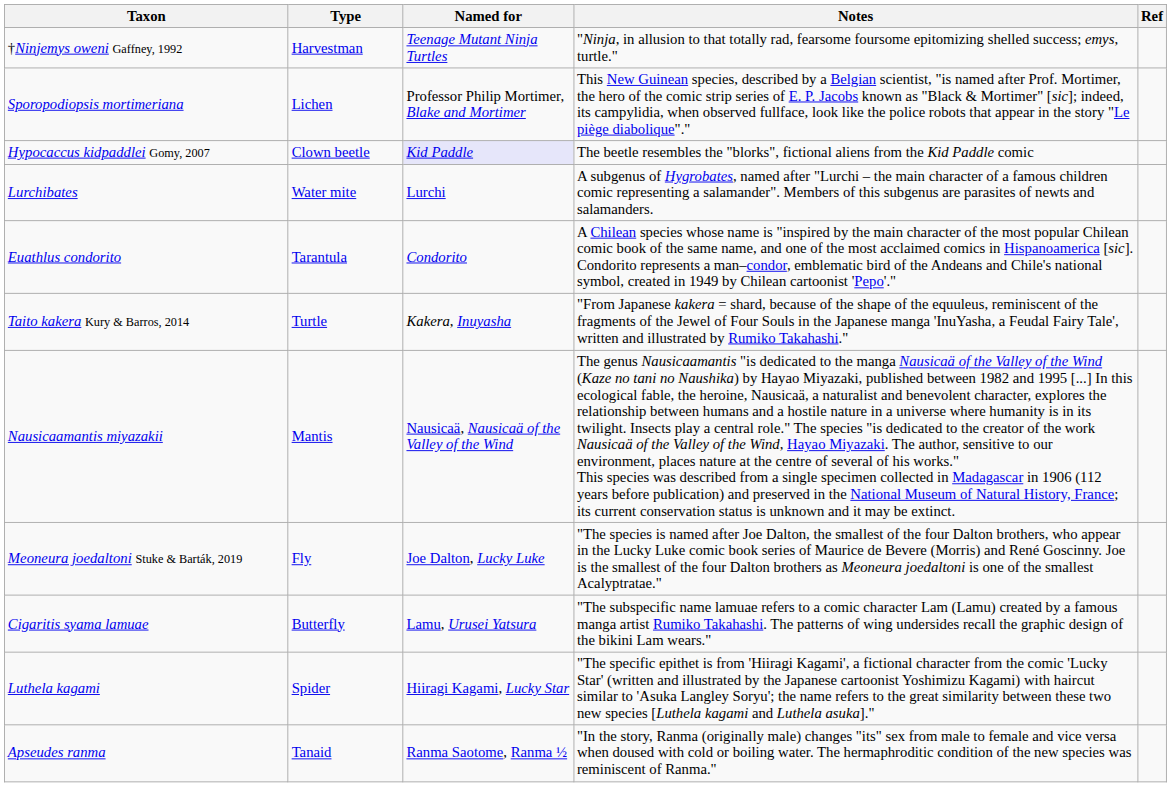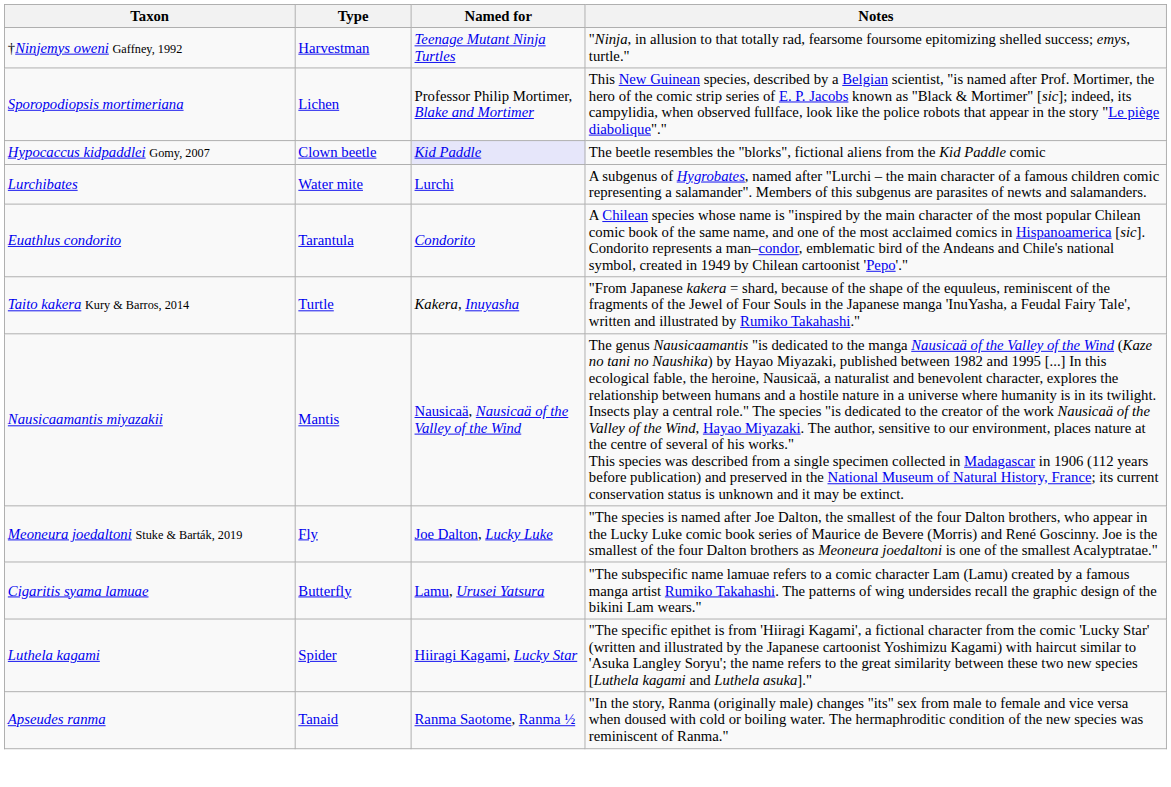- column: (1152, 16)
